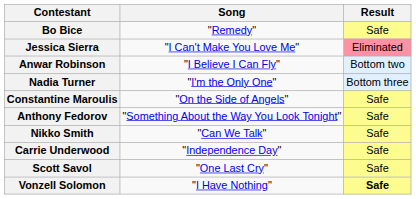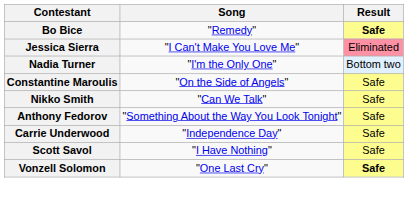(377, 30) normal -> (374, 30) bold
- row: (62, 64)
(377, 82) Bottom three -> (374, 64) Bottom two
rows swapped: (62, 133) <-> (62, 116)
(232, 168) "One Last Cry" -> (232, 151) "I Have Nothing"
(232, 185) "I Have Nothing" -> (232, 168) "One Last Cry"
